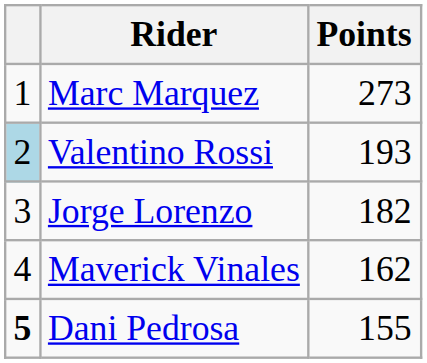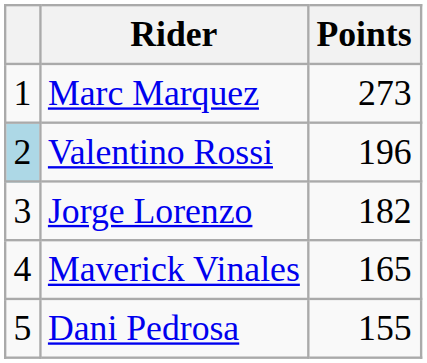(385, 151) 193 -> (385, 151) 196
(385, 269) 162 -> (385, 269) 165
(22, 328) bold -> (22, 328) normal
